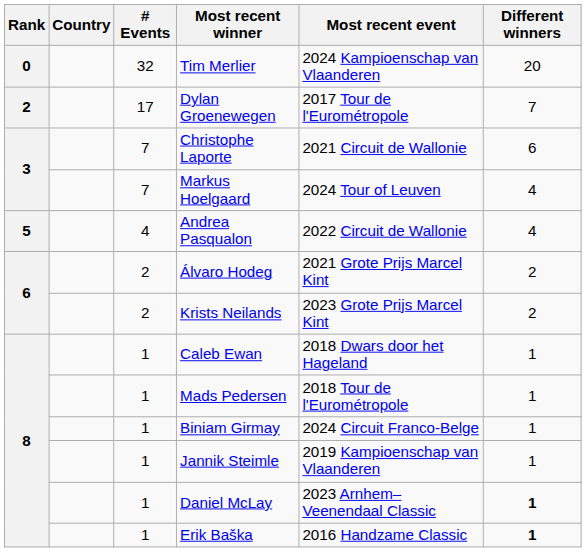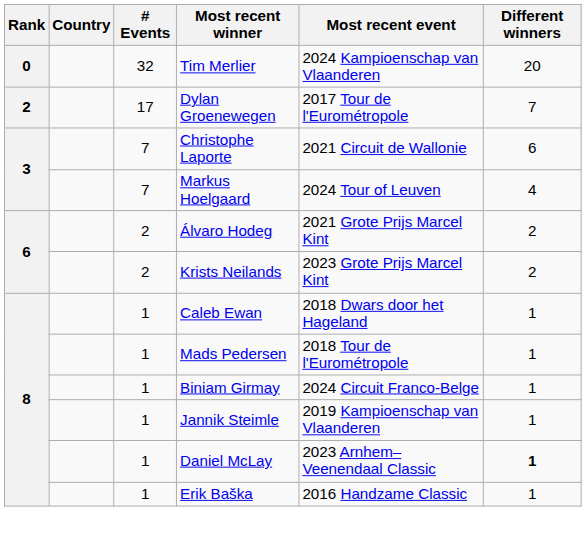- row: (216, 231)
(532, 535) bold -> (532, 493) normal
